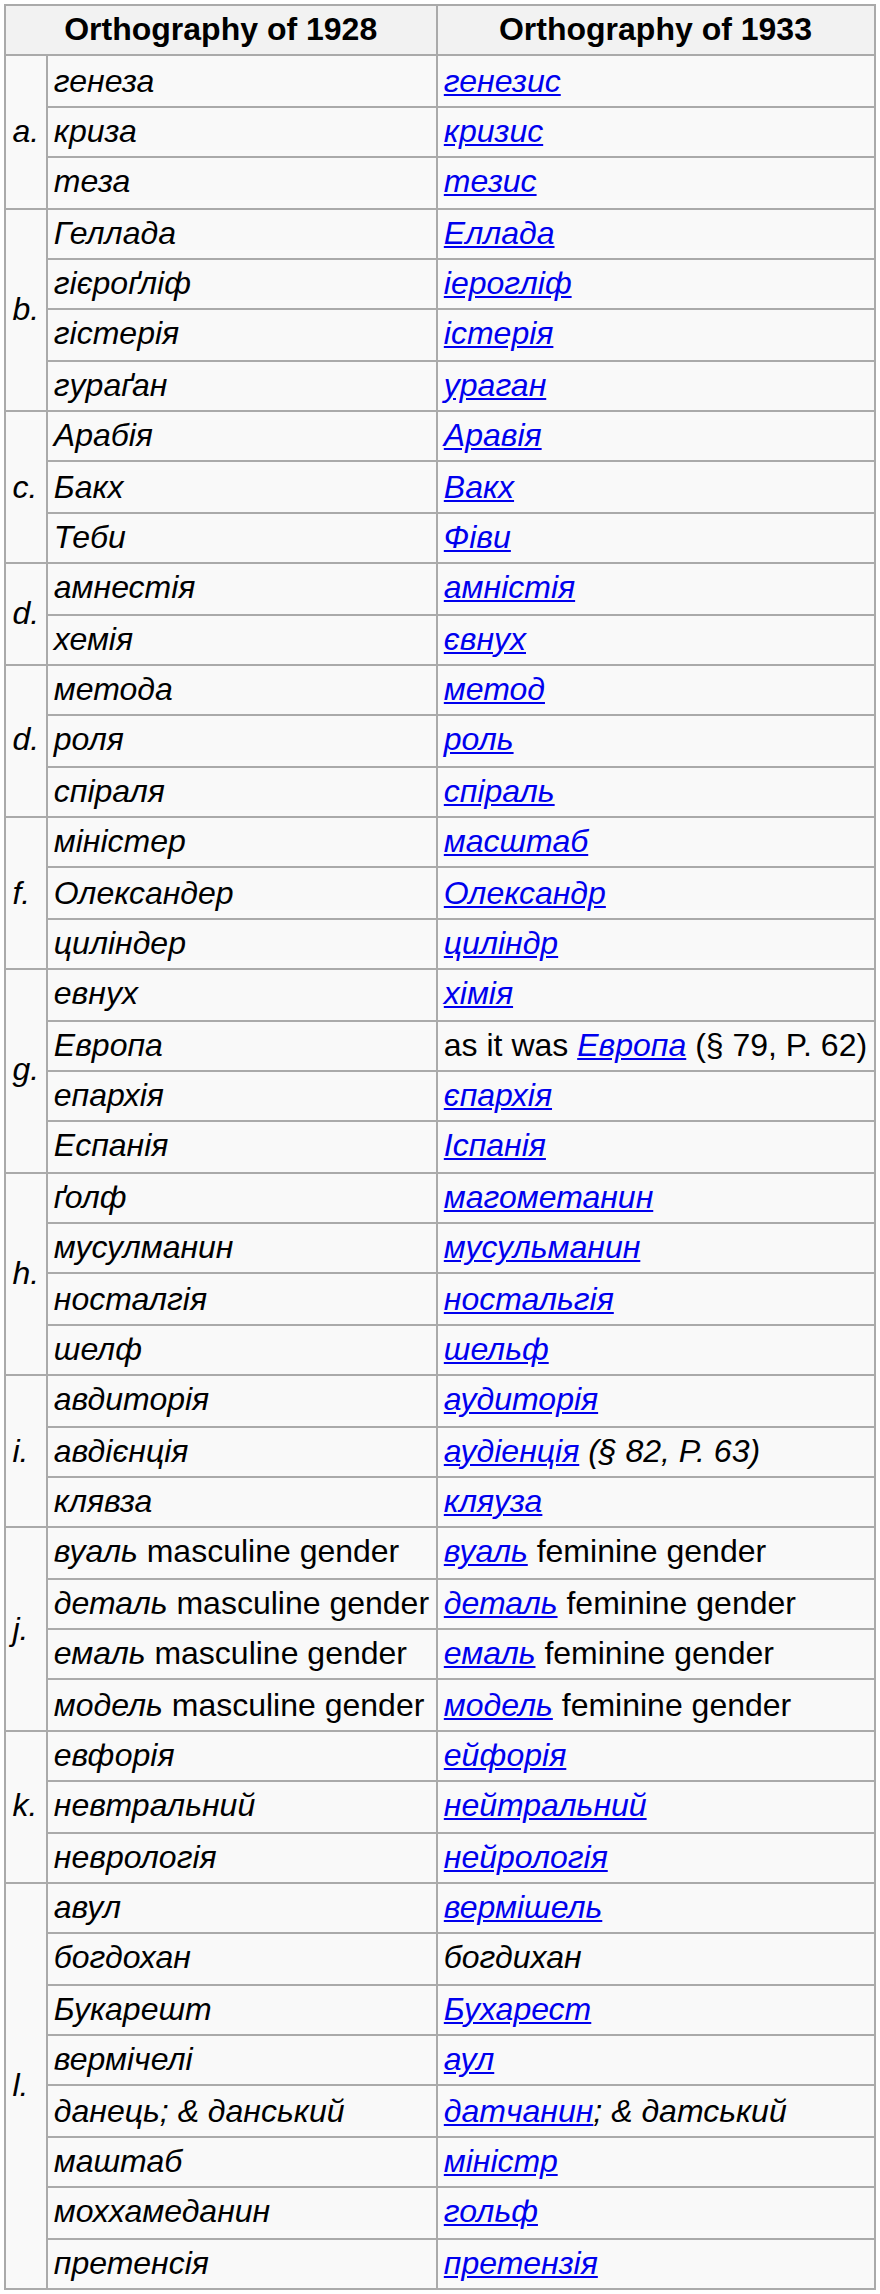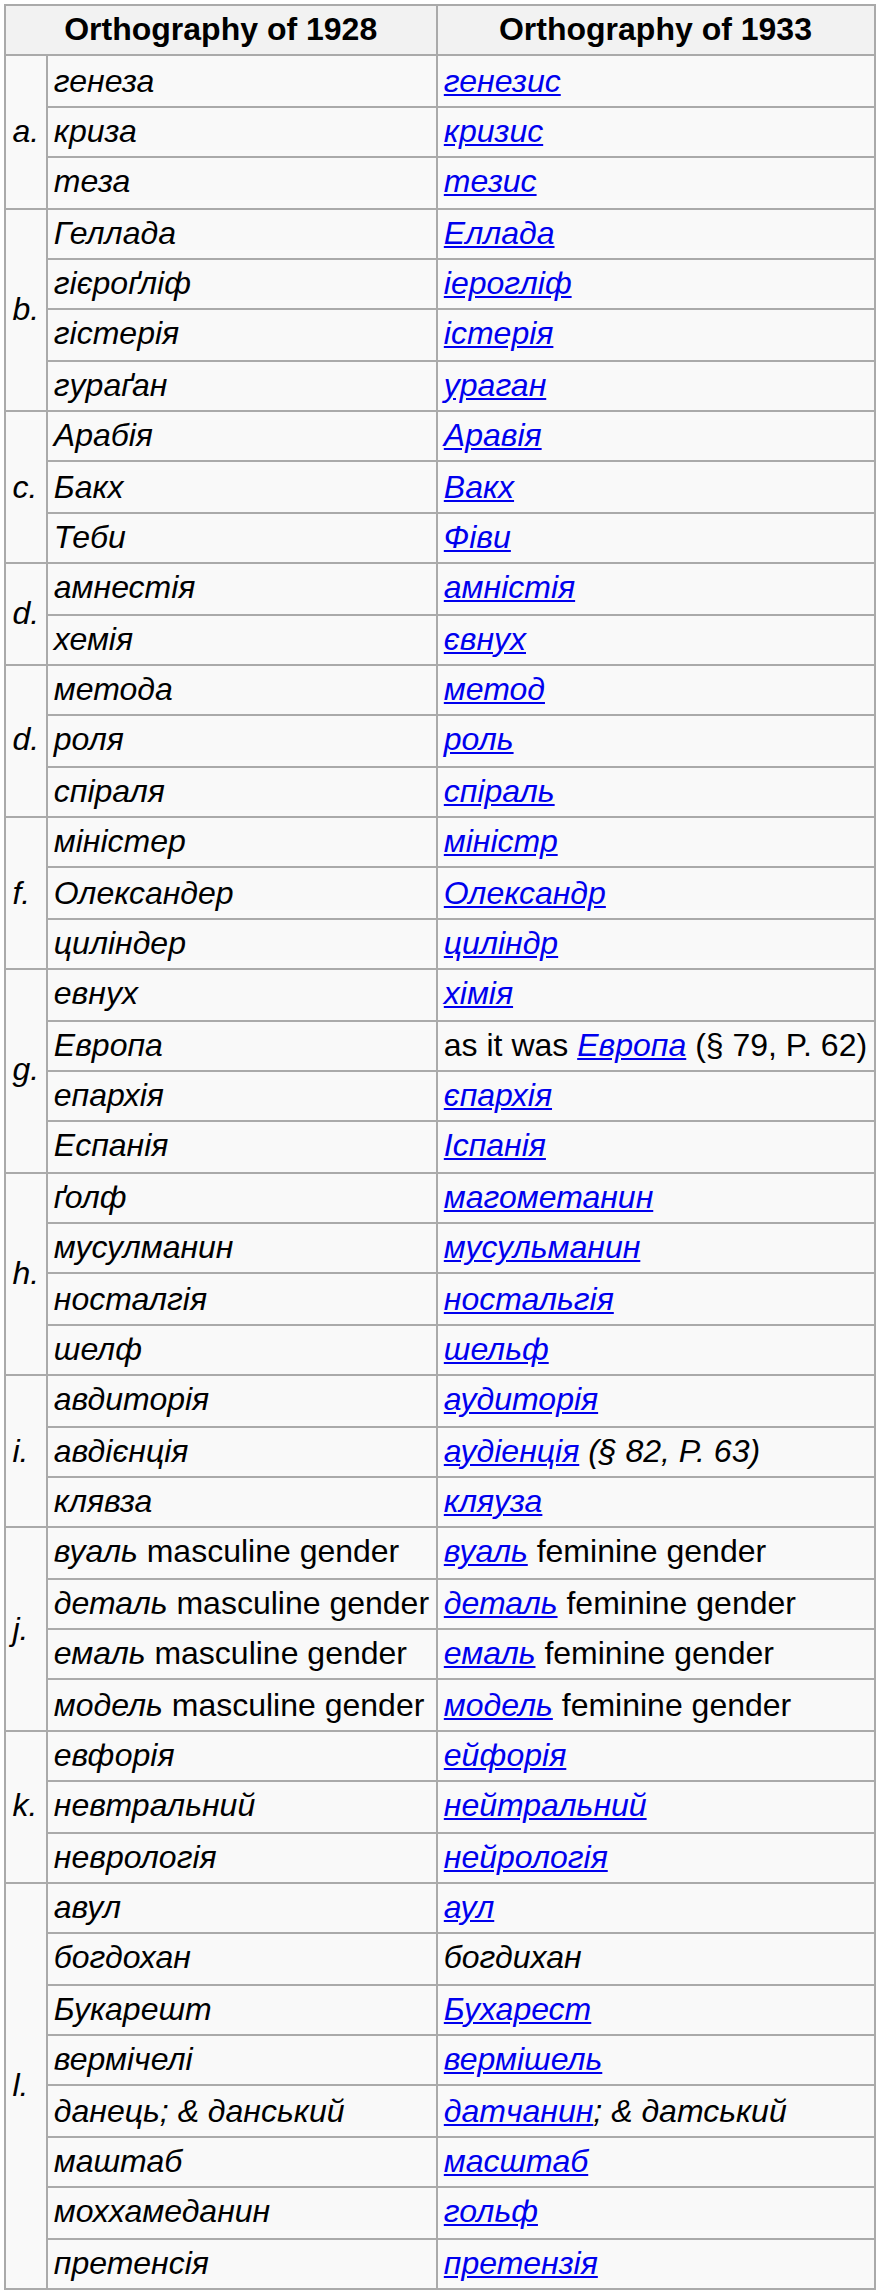(516, 841) масштаб -> (501, 841) міністр
(523, 1907) вермішель -> (469, 1907) аул
(469, 2059) аул -> (523, 2059) вермішель
(501, 2161) міністр -> (516, 2161) масштаб
